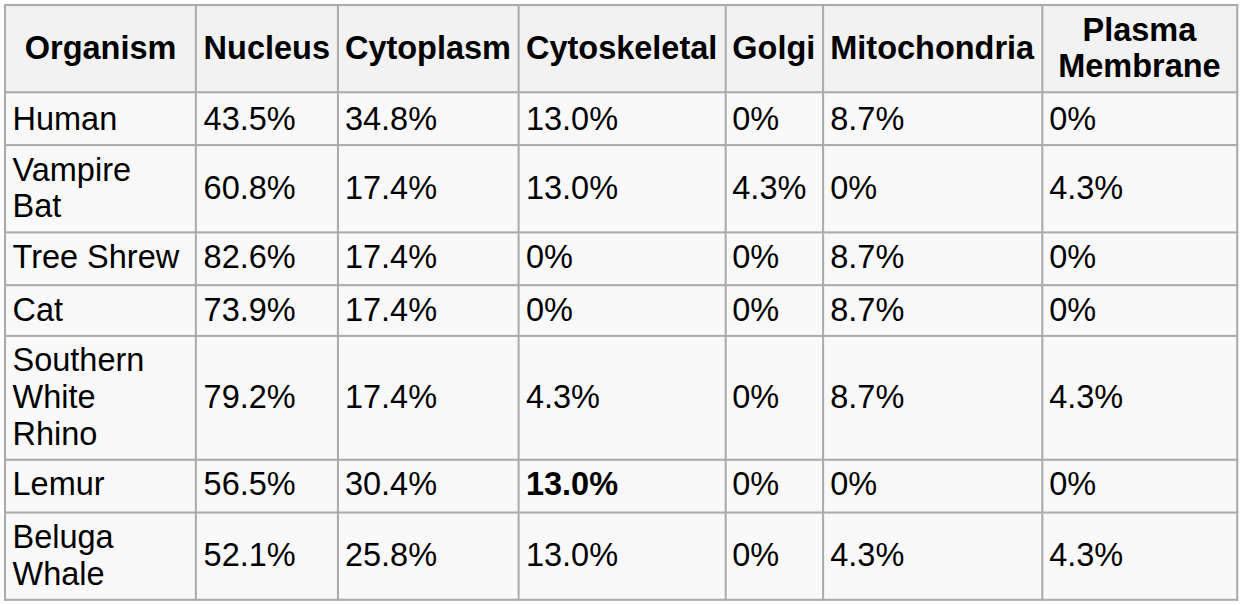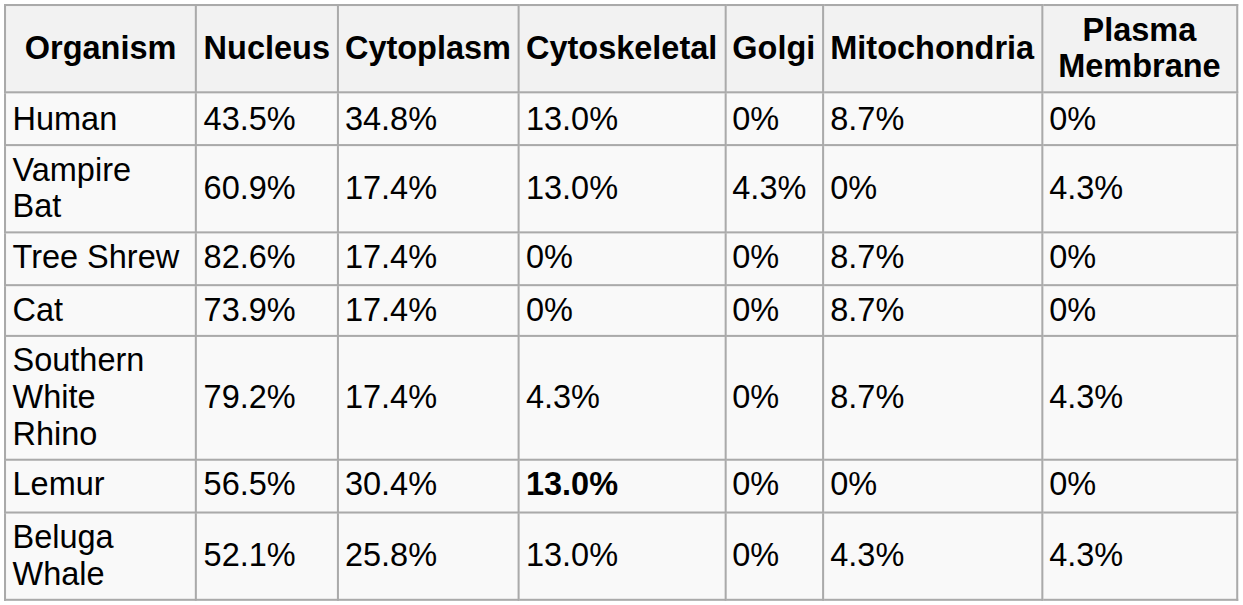(250, 188) 60.8% -> (250, 188) 60.9%
